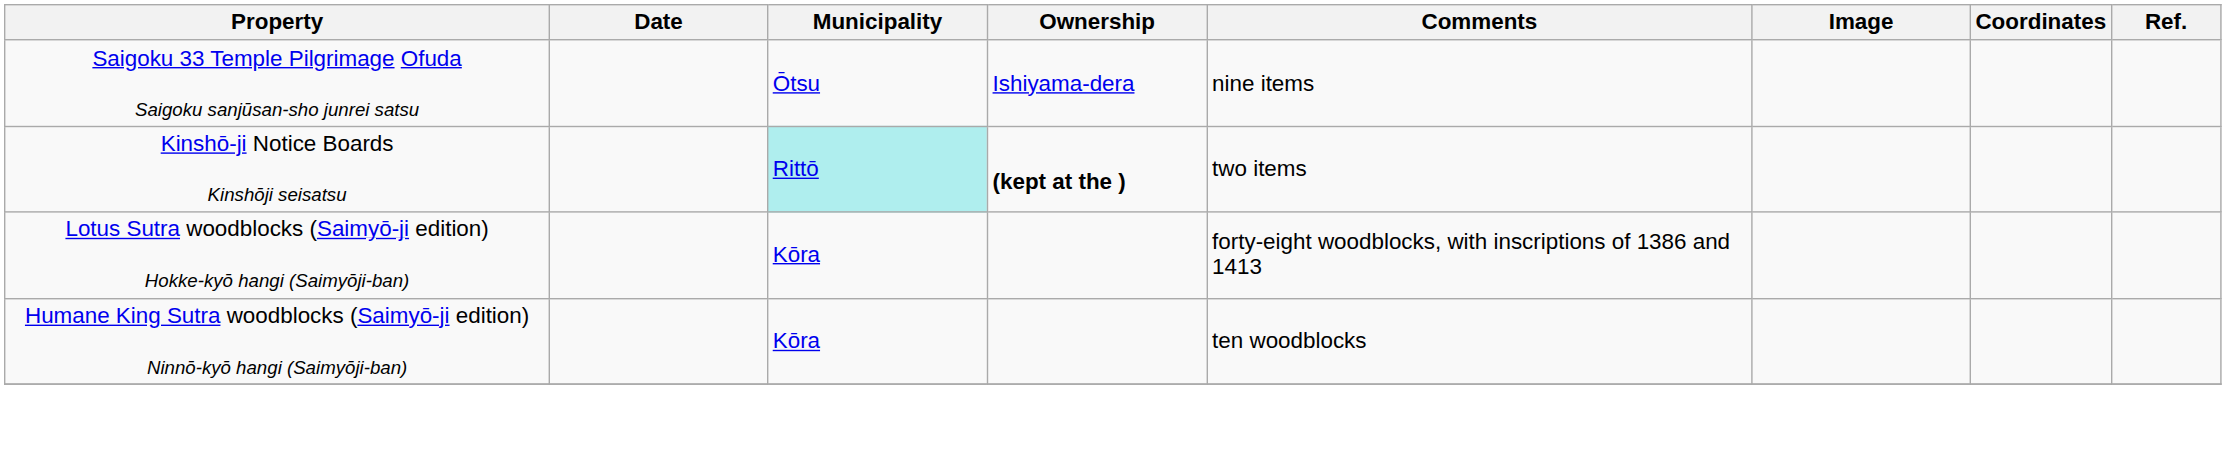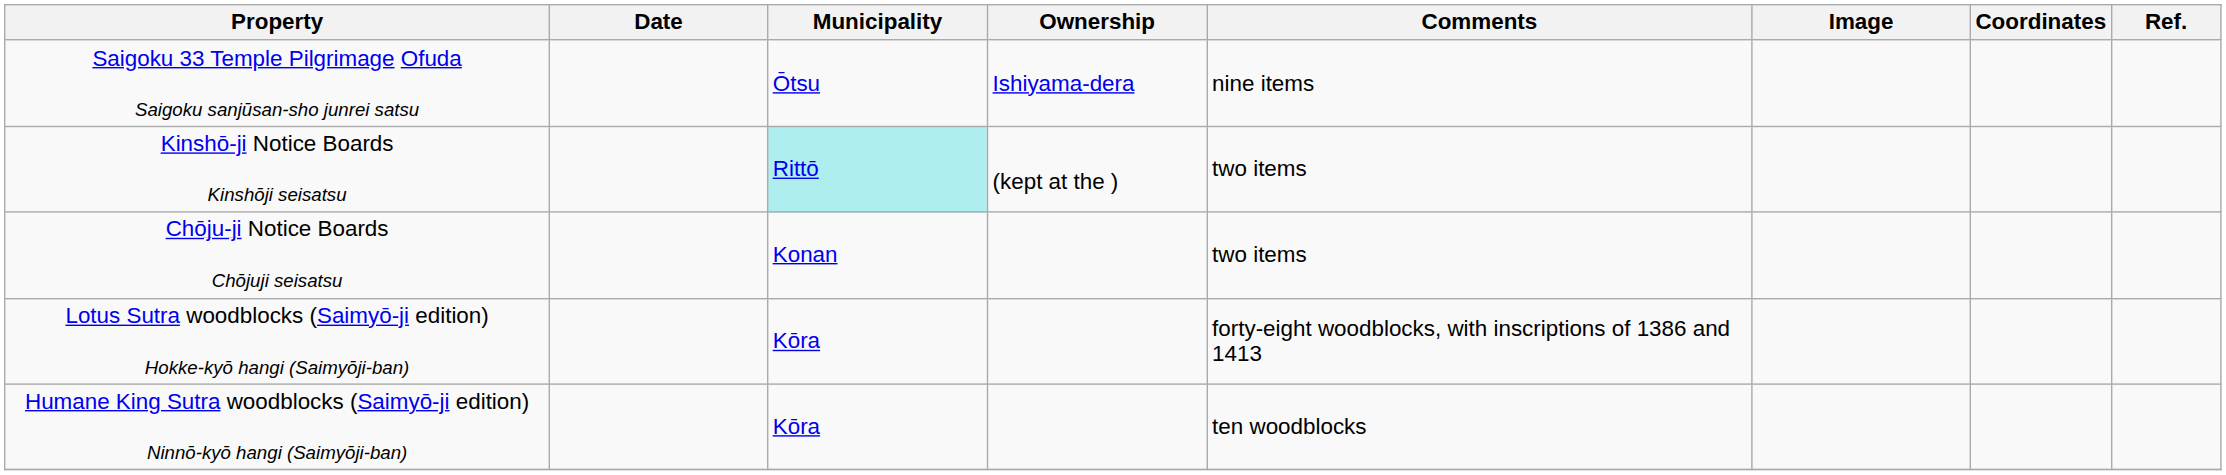(1059, 181) bold -> (1055, 181) normal
+ row: (277, 254)
